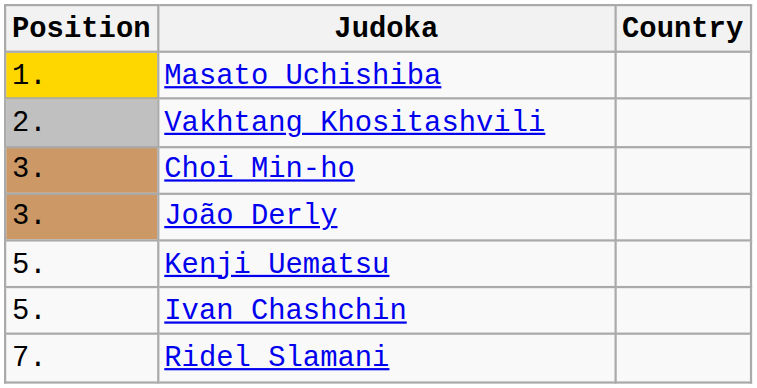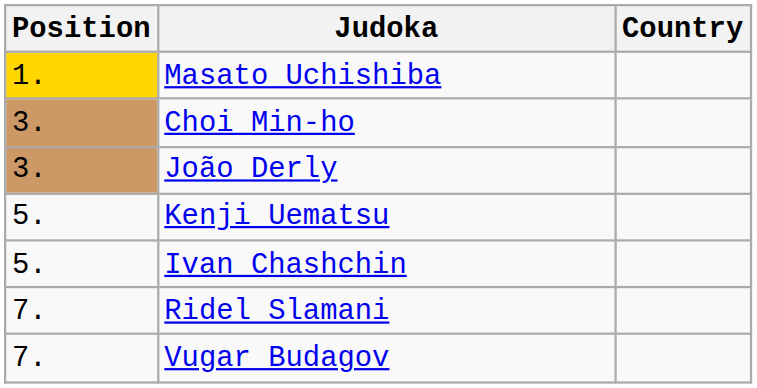- row: (355, 123)
+ row: (277, 358)
